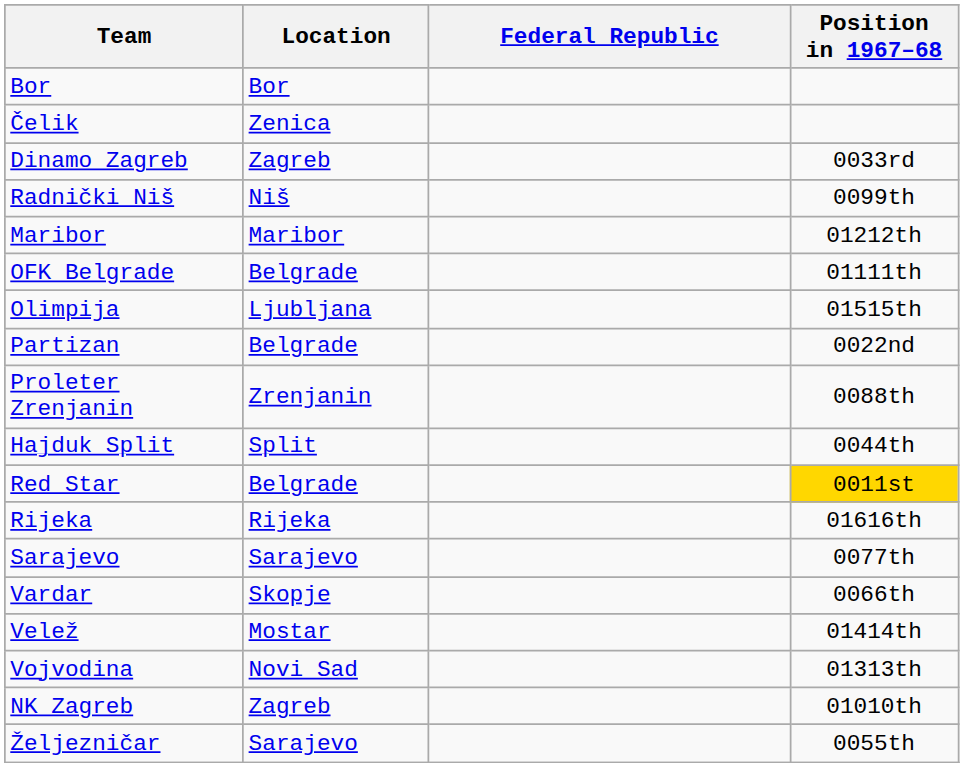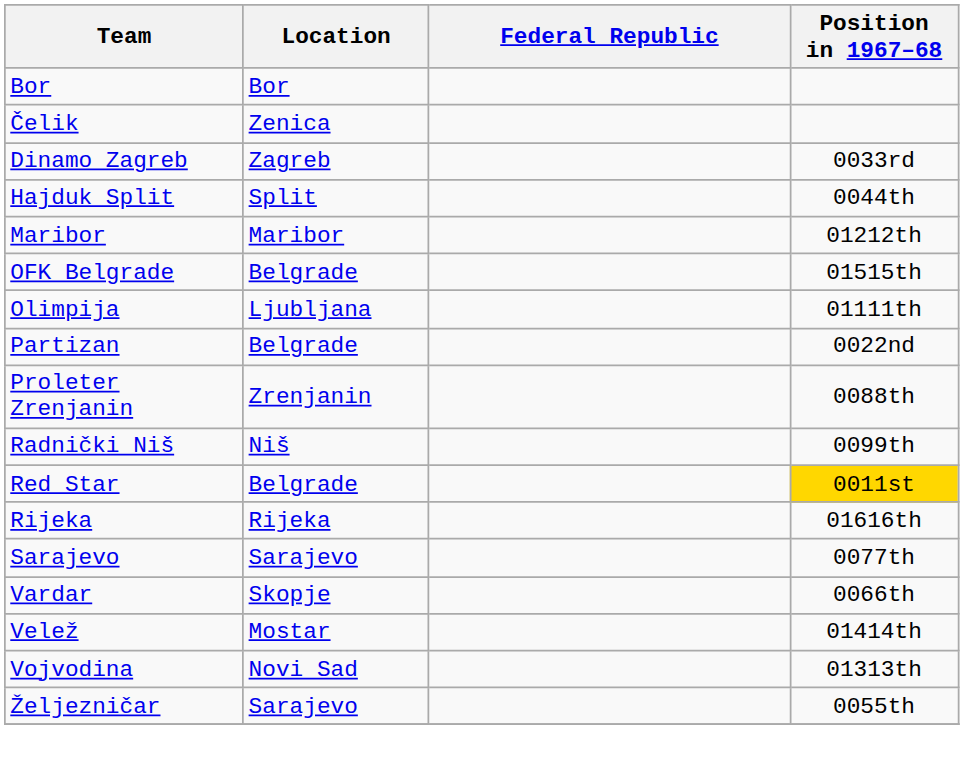rows swapped: (92, 447) <-> (92, 198)
(874, 272) 01111th -> (874, 272) 01515th
(874, 309) 01515th -> (874, 309) 01111th
- row: (72, 706)
